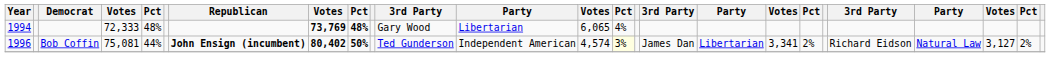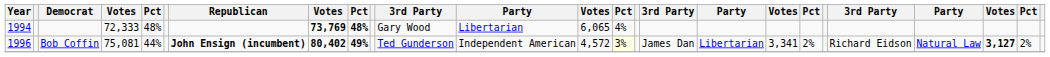(359, 44) 50% -> (359, 44) 49%
(595, 44) 4,574 -> (595, 44) 4,572
(1000, 44) normal -> (1000, 44) bold
